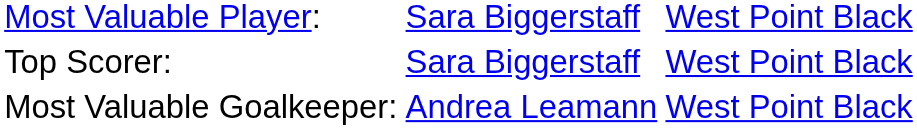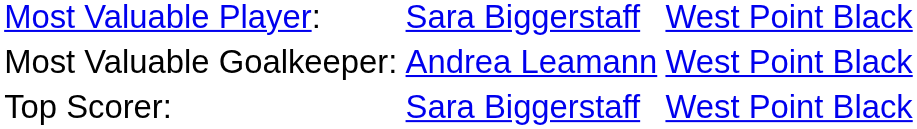rows swapped: (201, 107) <-> (88, 62)
